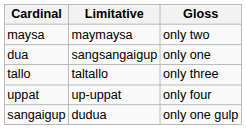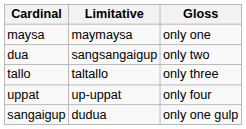(186, 34) only two -> (187, 34) only one
(187, 54) only one -> (186, 54) only two
